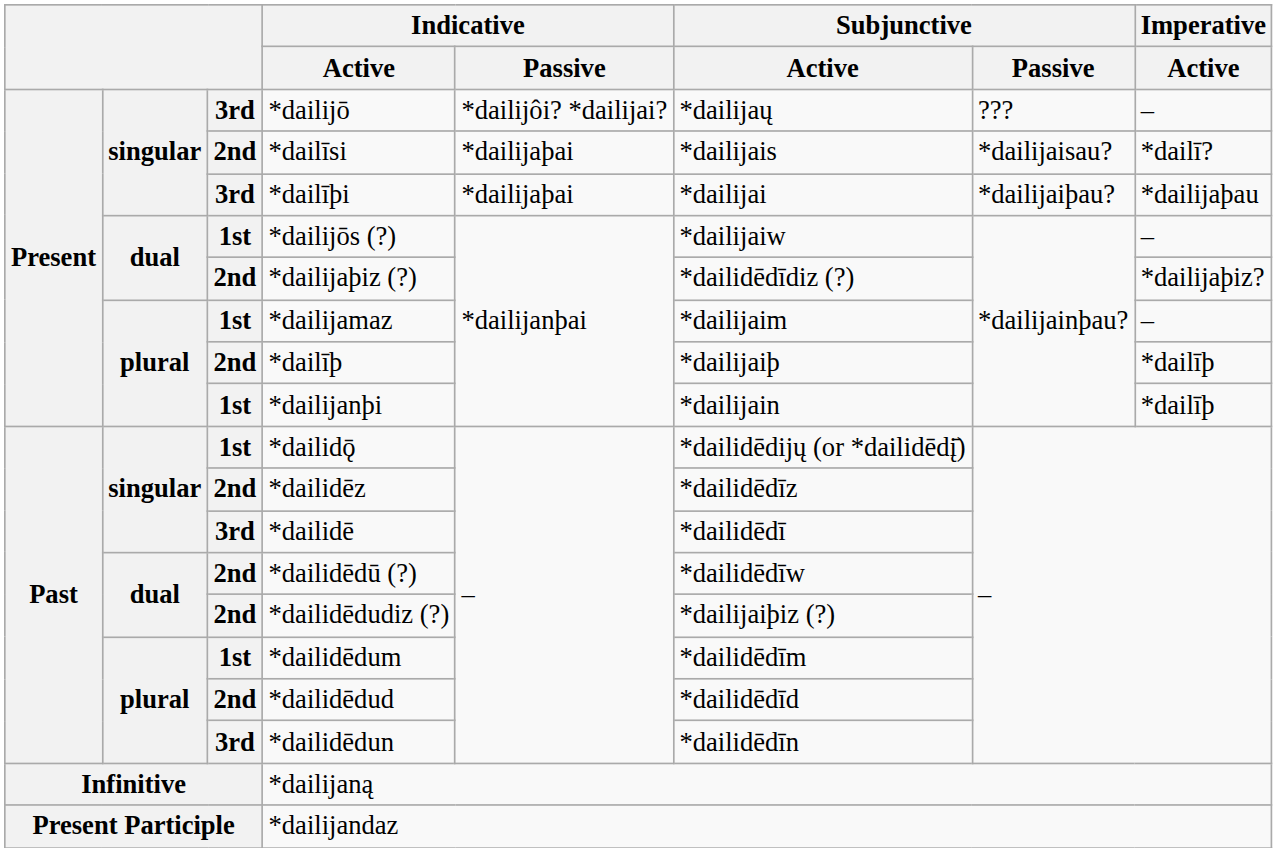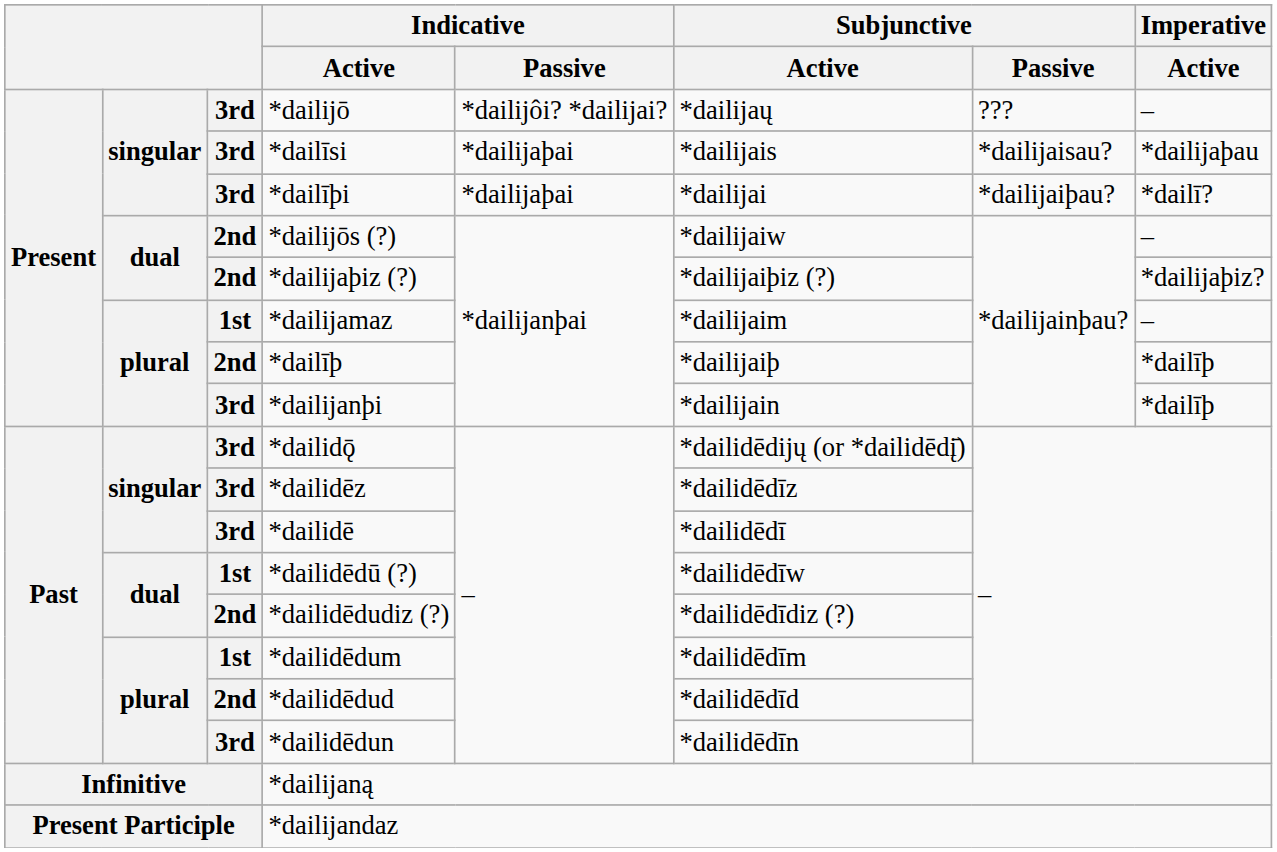(235, 151) 2nd -> (235, 151) 3rd
(1177, 151) *dailī? -> (1200, 151) *dailijaþau
(1200, 194) *dailijaþau -> (1177, 194) *dailī?
(235, 236) 1st -> (235, 236) 2nd
(767, 278) *dailidēdīdiz (?) -> (757, 278) *dailijaiþiz (?)
(235, 404) 1st -> (235, 404) 3rd
(235, 446) 1st -> (235, 446) 3rd
(235, 488) 2nd -> (235, 488) 3rd
(235, 573) 2nd -> (235, 573) 1st
(757, 615) *dailijaiþiz (?) -> (767, 615) *dailidēdīdiz (?)
